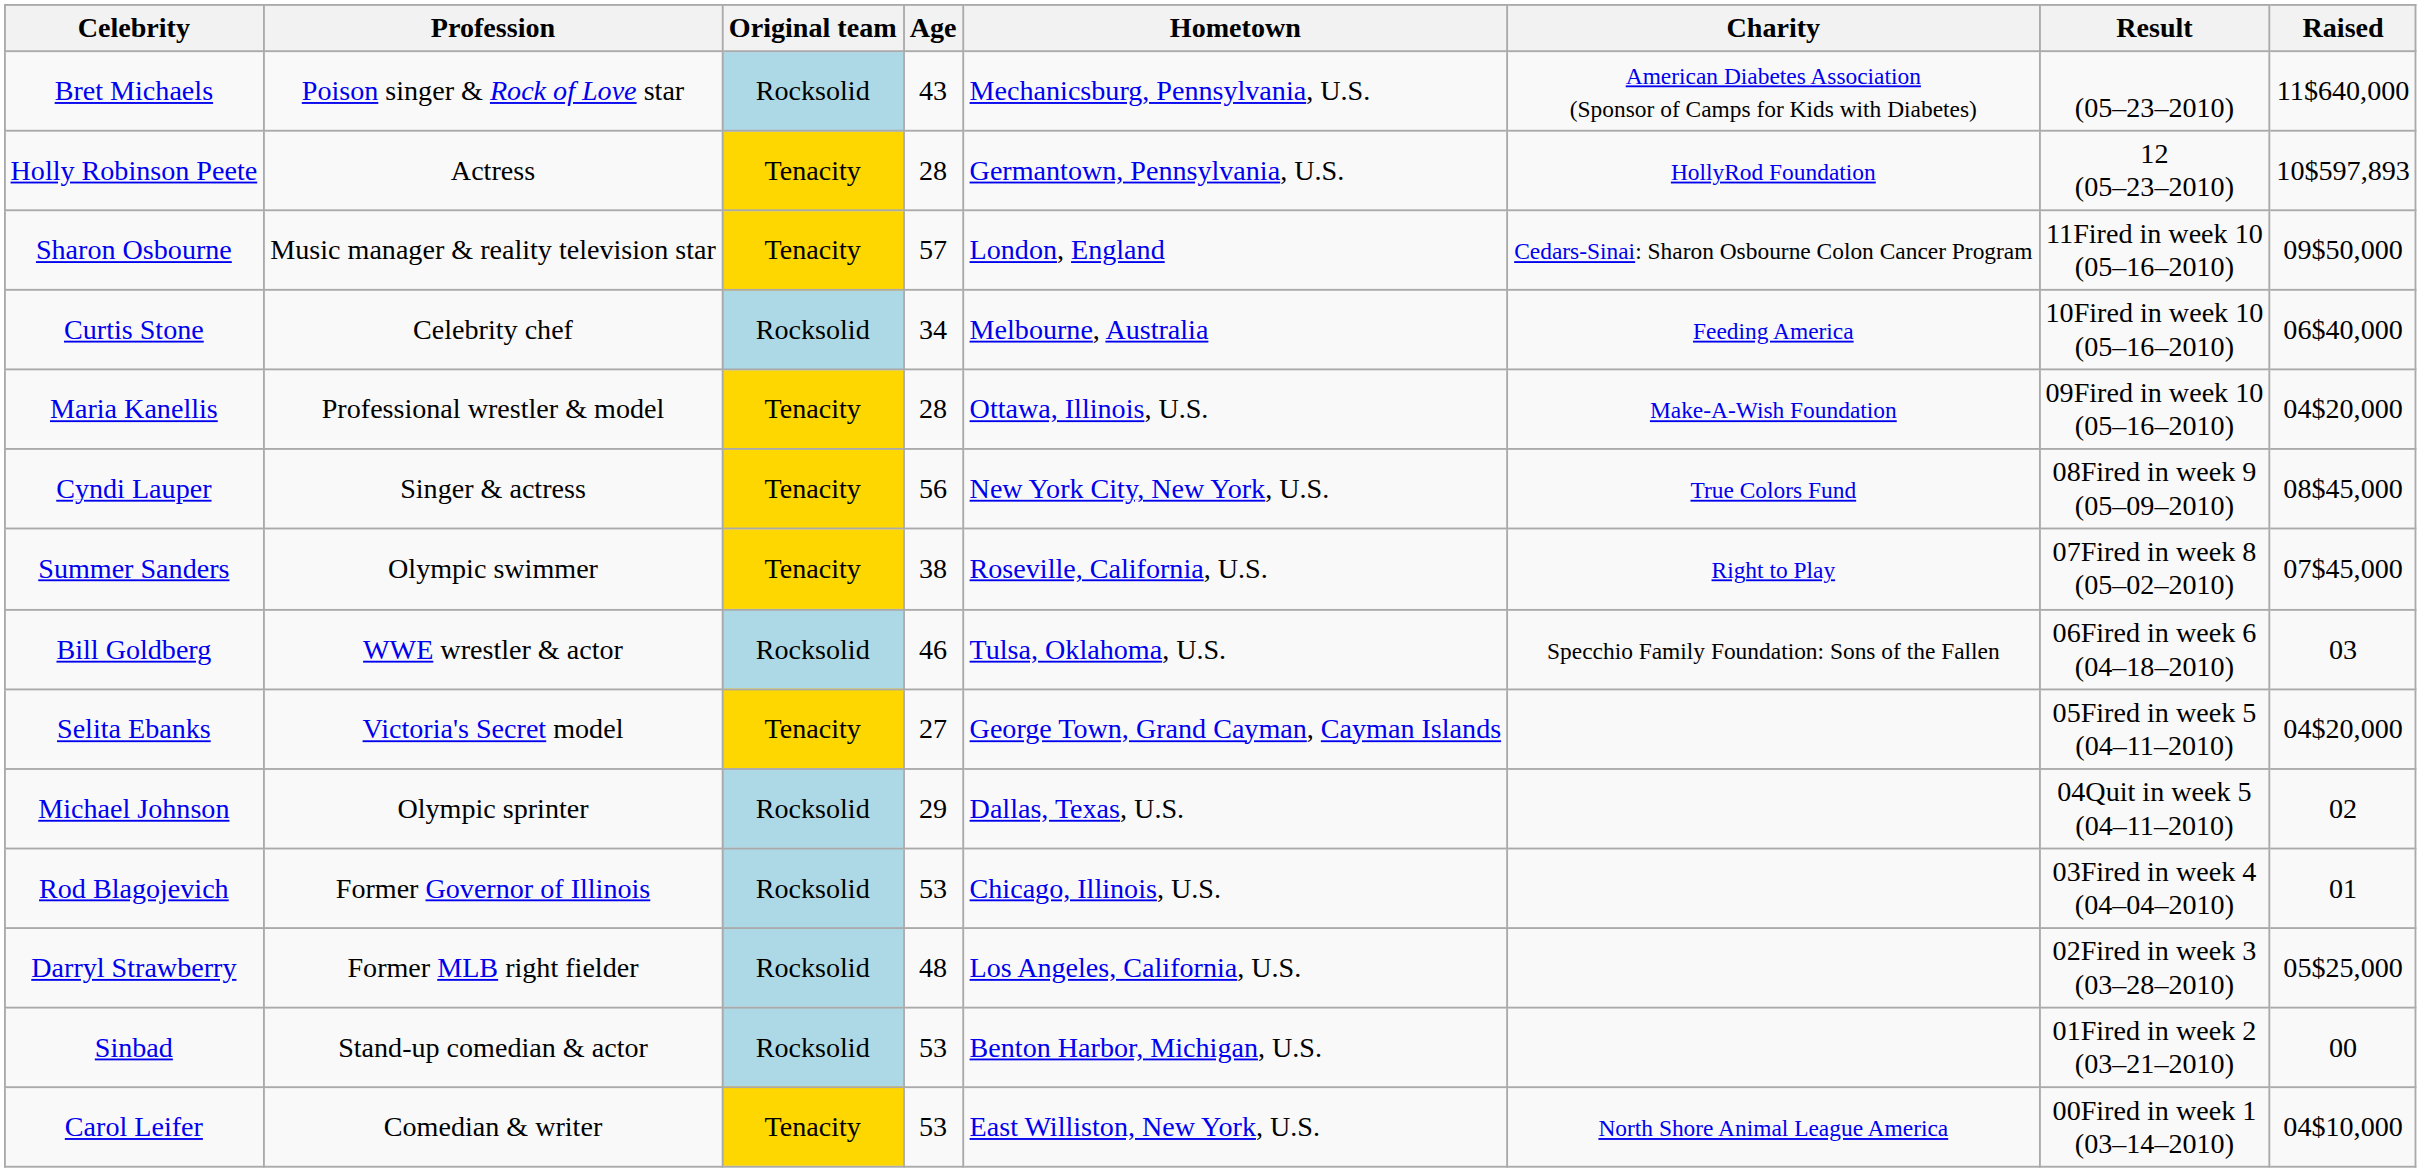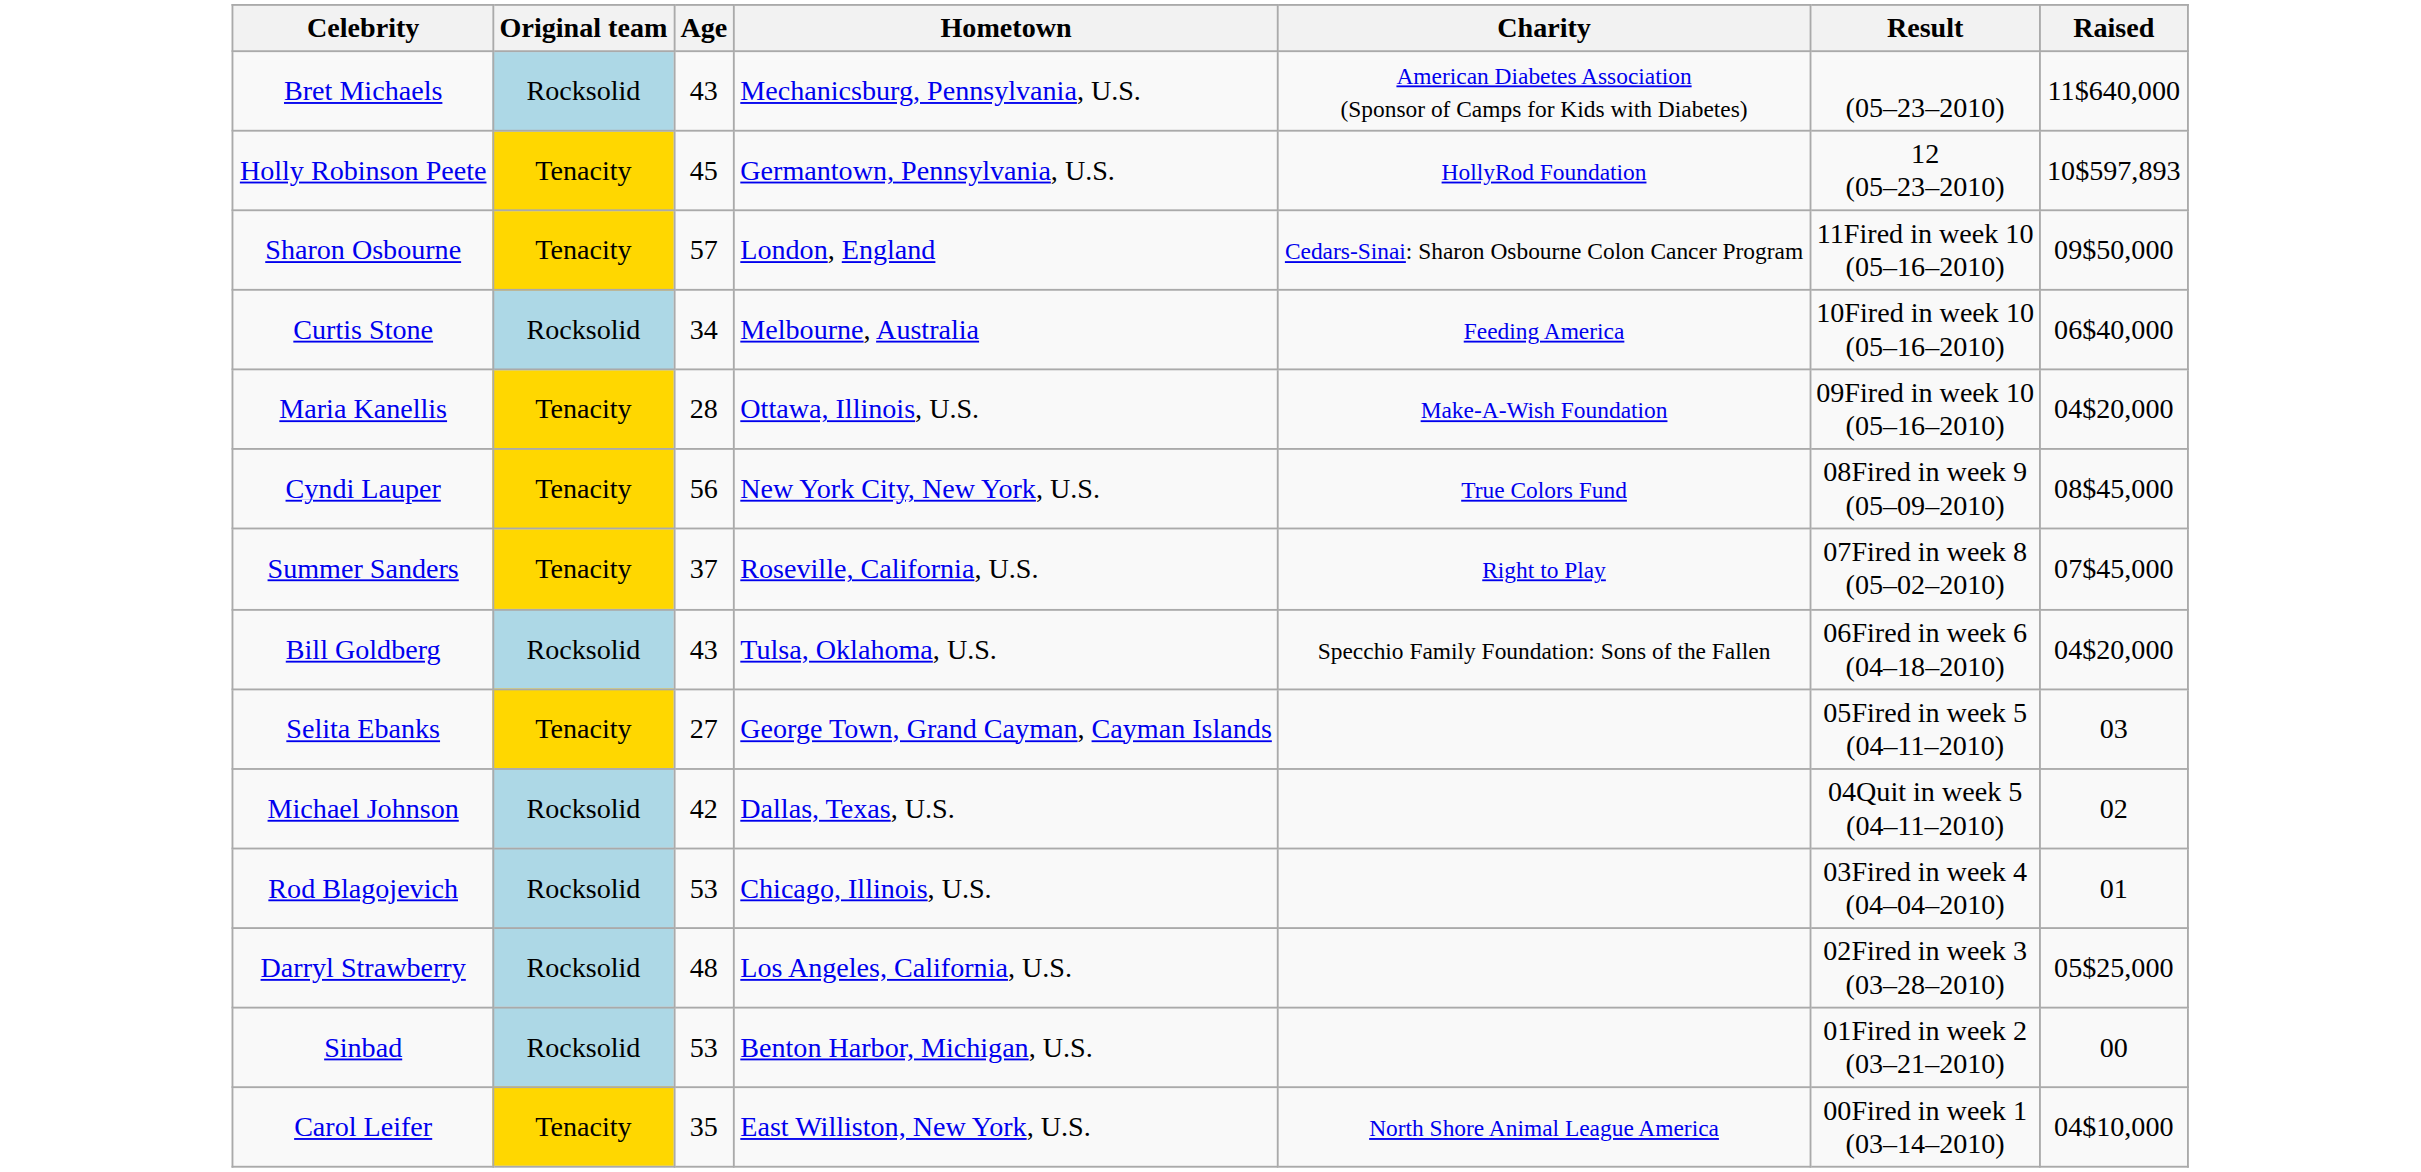- column: (493, 27)
(933, 170) 28 -> (704, 170) 45
(933, 568) 38 -> (704, 568) 37
(933, 648) 46 -> (704, 648) 43
(2343, 648) 03 -> (2114, 648) 04$20,000
(2343, 728) 04$20,000 -> (2114, 728) 03
(933, 807) 29 -> (704, 807) 42
(933, 1126) 53 -> (704, 1126) 35
